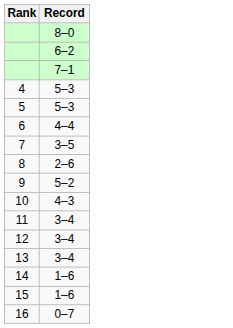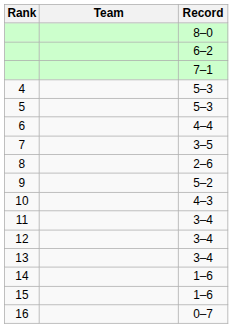+ column: (109, 13)
